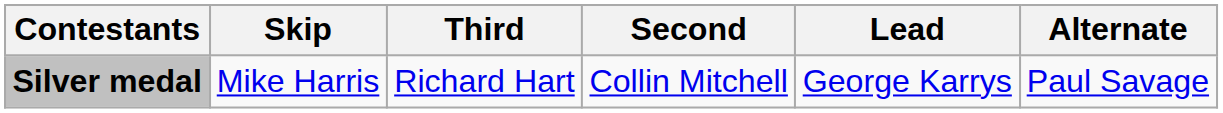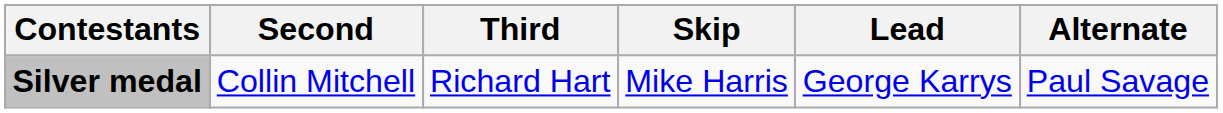columns swapped: (298, 30) <-> (689, 30)
